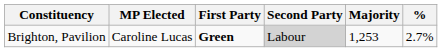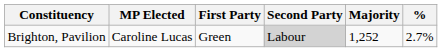(216, 36) bold -> (215, 36) normal
(364, 36) 1,253 -> (364, 36) 1,252
